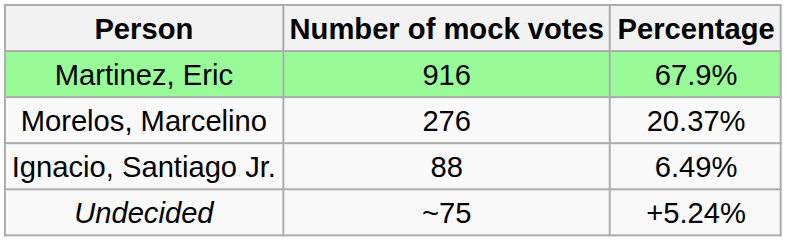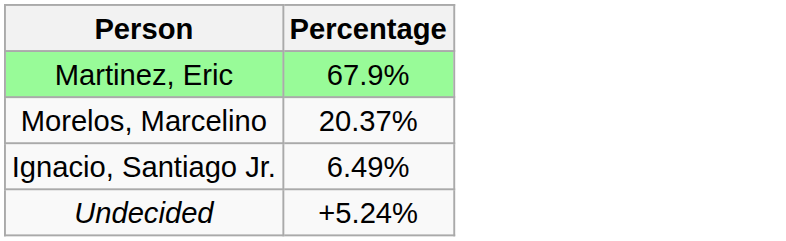- column: (447, 28)
